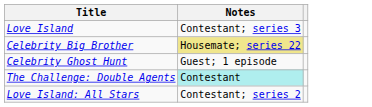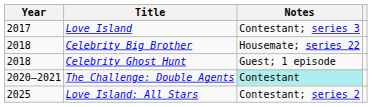+ column: (34, 13)
(241, 45) khaki background -> (300, 45) no background
